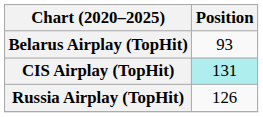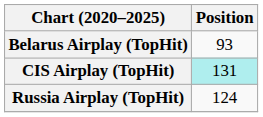(225, 97) 126 -> (225, 97) 124
